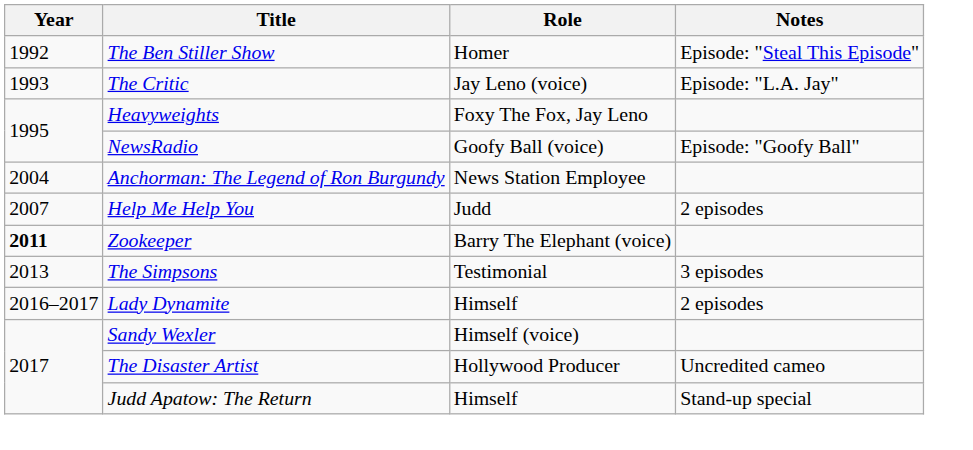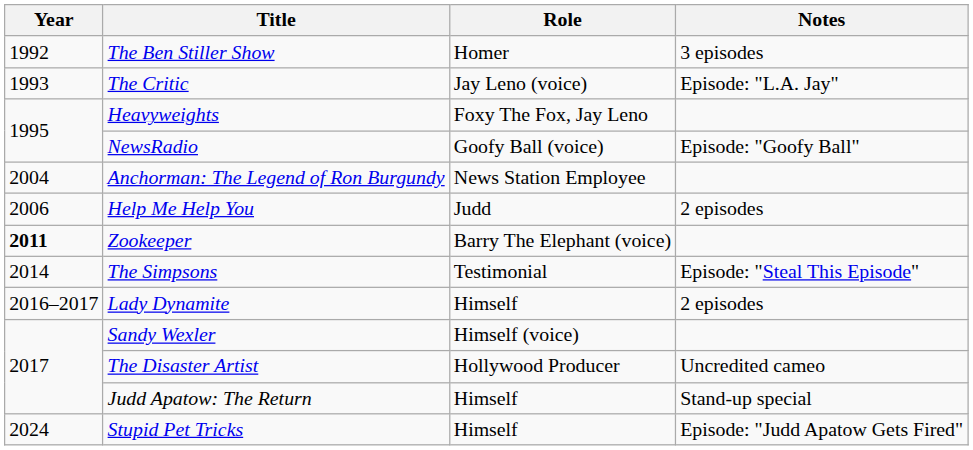(800, 51) Episode: "Steal This Episode" -> (722, 51) 3 episodes
(29, 209) 2007 -> (29, 209) 2006
(29, 271) 2013 -> (29, 271) 2014
(722, 271) 3 episodes -> (800, 271) Episode: "Steal This Episode"
+ row: (175, 429)
